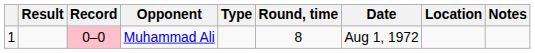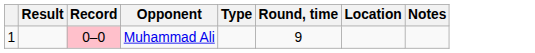- column: (381, 15)
(298, 37) 8 -> (298, 37) 9
